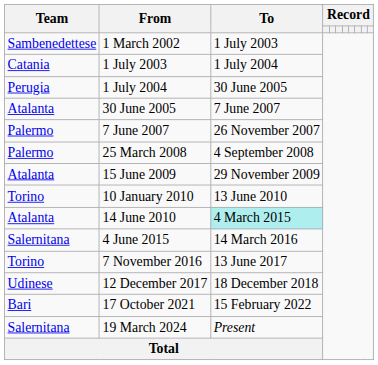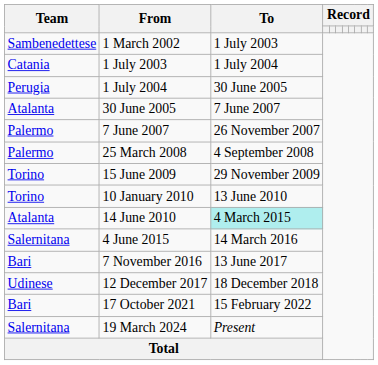(31, 174) Atalanta -> (26, 174) Torino
(26, 261) Torino -> (19, 261) Bari
